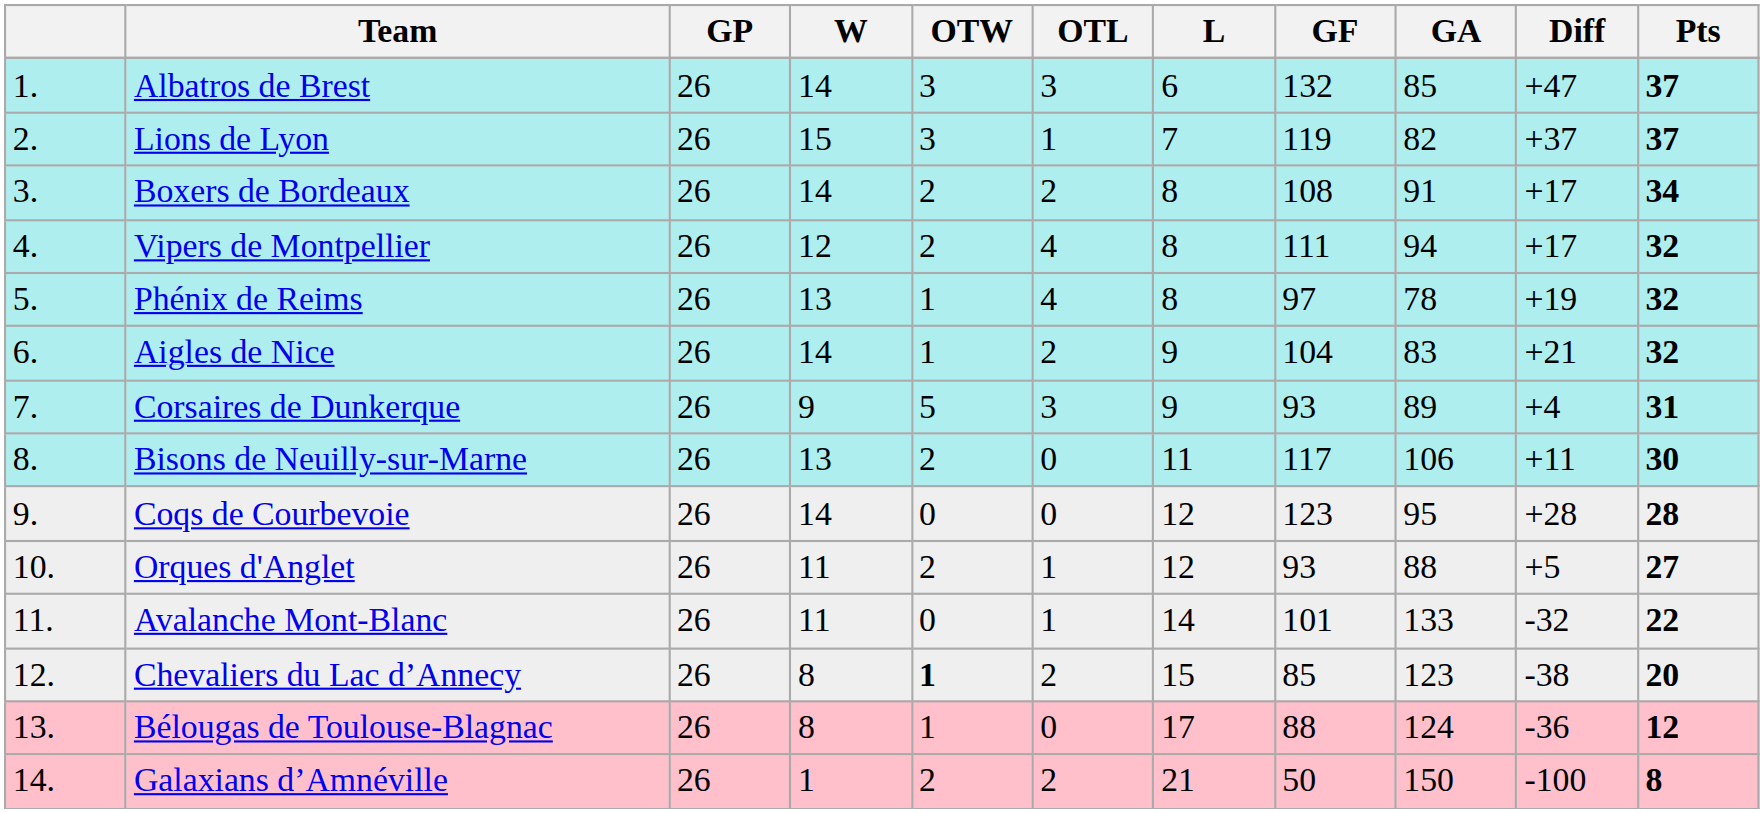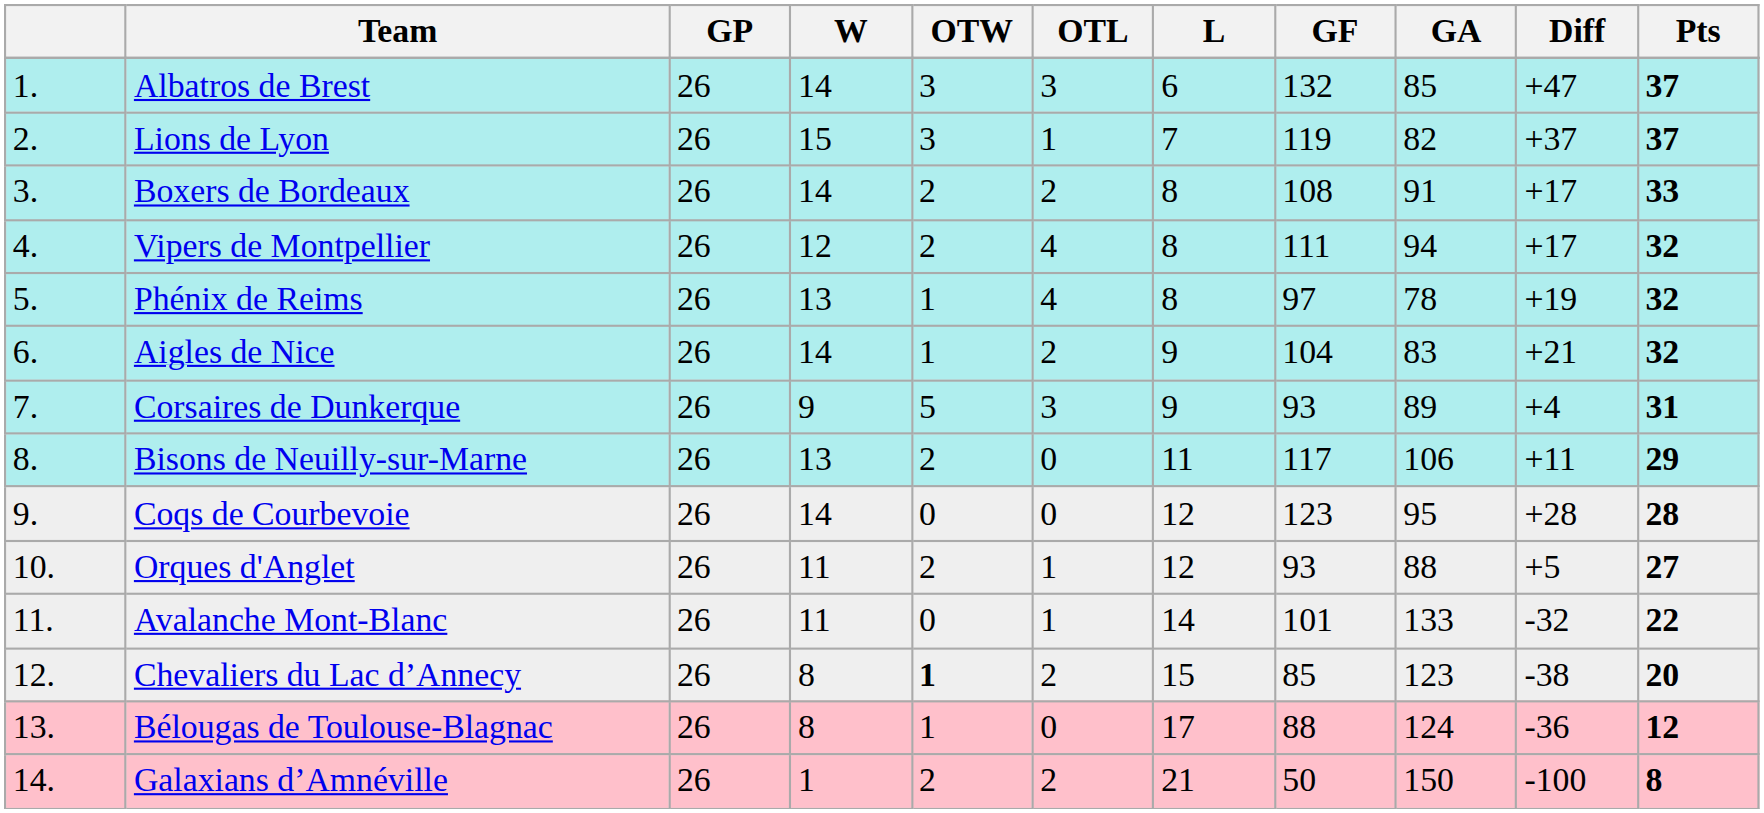(1662, 191) 34 -> (1662, 191) 33
(1662, 459) 30 -> (1662, 459) 29
